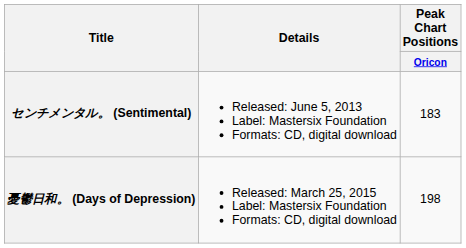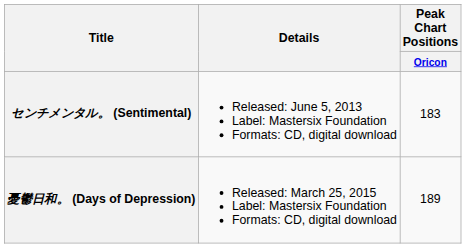(430, 199) 198 -> (430, 199) 189
